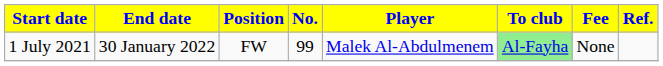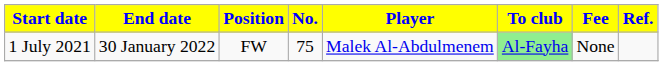(305, 46) 99 -> (305, 46) 75
